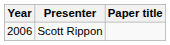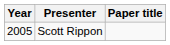(20, 31) 2006 -> (20, 31) 2005
